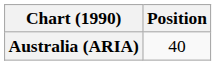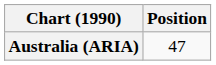(177, 45) 40 -> (177, 45) 47
